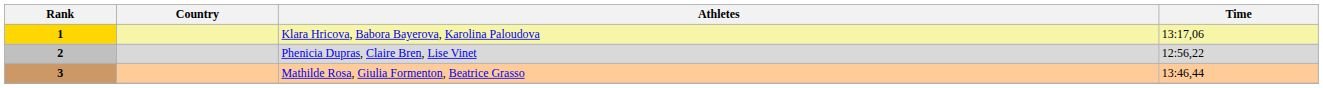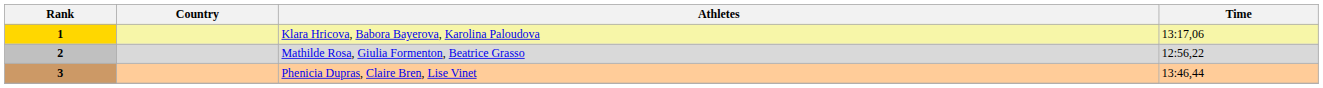(379, 54) Phenicia Dupras, Claire Bren, Lise Vinet -> (403, 54) Mathilde Rosa, Giulia Formenton, Beatrice Grasso
(403, 73) Mathilde Rosa, Giulia Formenton, Beatrice Grasso -> (379, 73) Phenicia Dupras, Claire Bren, Lise Vinet
